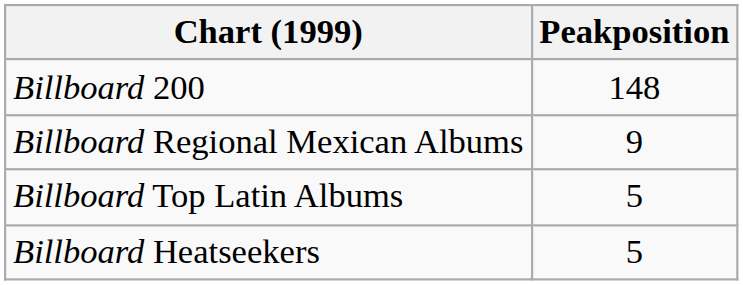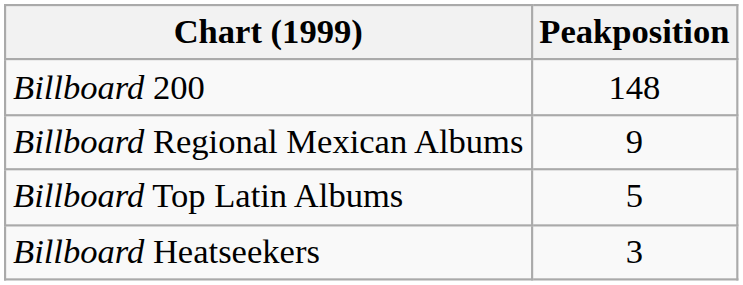(634, 251) 5 -> (634, 251) 3
